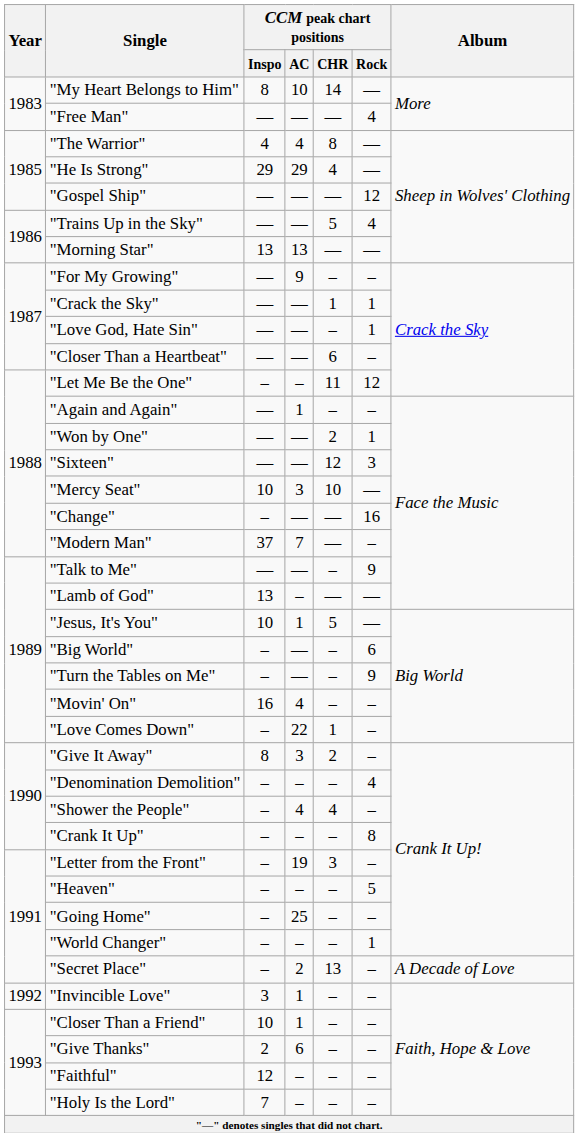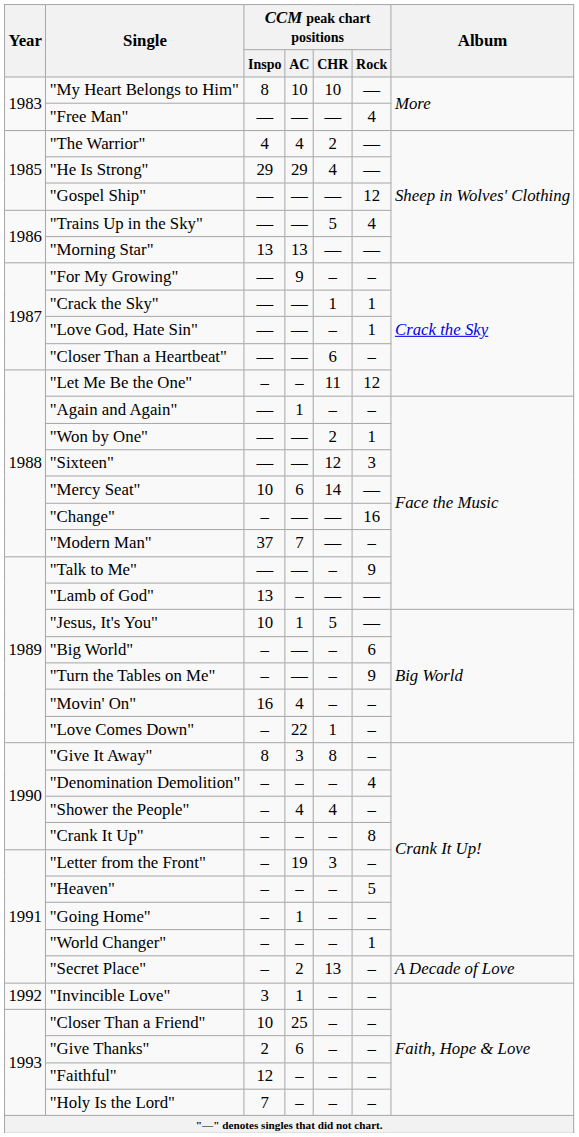(333, 90) 14 -> (333, 90) 10
(333, 143) 8 -> (333, 143) 2
(299, 489) 3 -> (299, 489) 6
(333, 489) 10 -> (333, 489) 14
(333, 756) 2 -> (333, 756) 8
(299, 915) 25 -> (299, 915) 1
(299, 1022) 1 -> (299, 1022) 25
